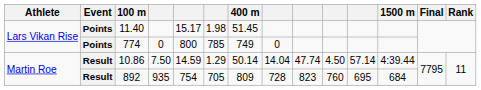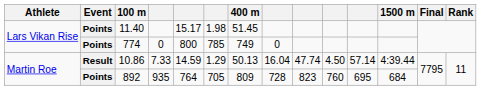(161, 61) 7.50 -> (161, 61) 7.33
(245, 61) 50.14 -> (245, 61) 50.13
(277, 61) 14.04 -> (277, 61) 16.04
(98, 77) Result -> (98, 77) Points
(188, 77) 754 -> (188, 77) 764
